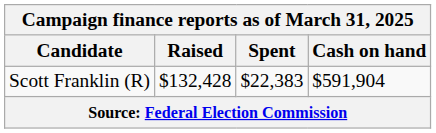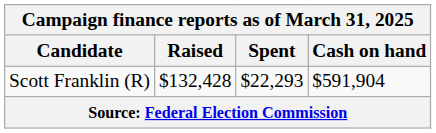(272, 81) $22,383 -> (272, 81) $22,293
